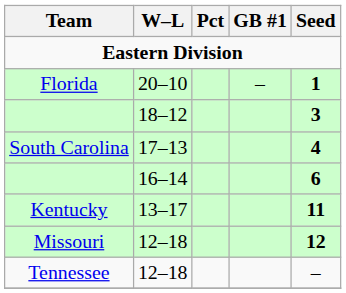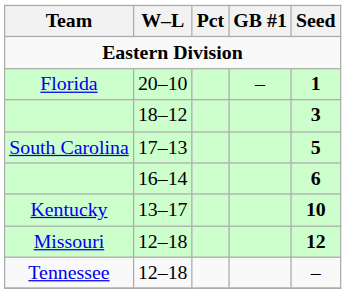(316, 146) 4 -> (316, 146) 5
(316, 209) 11 -> (316, 209) 10
